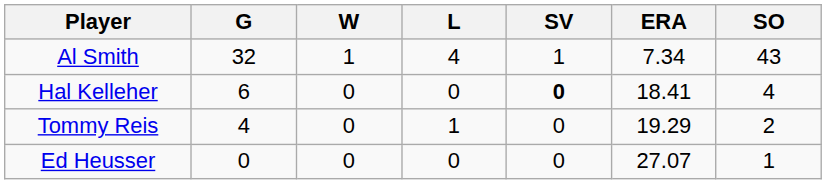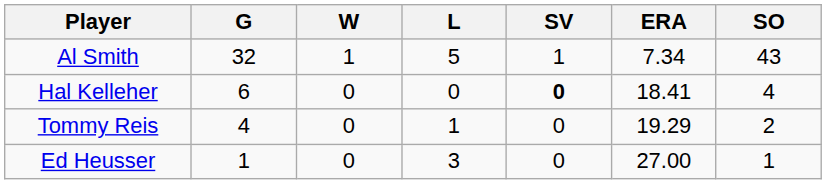(454, 56) 4 -> (454, 56) 5
(244, 160) 0 -> (244, 160) 1
(454, 160) 0 -> (454, 160) 3
(664, 160) 27.07 -> (664, 160) 27.00
